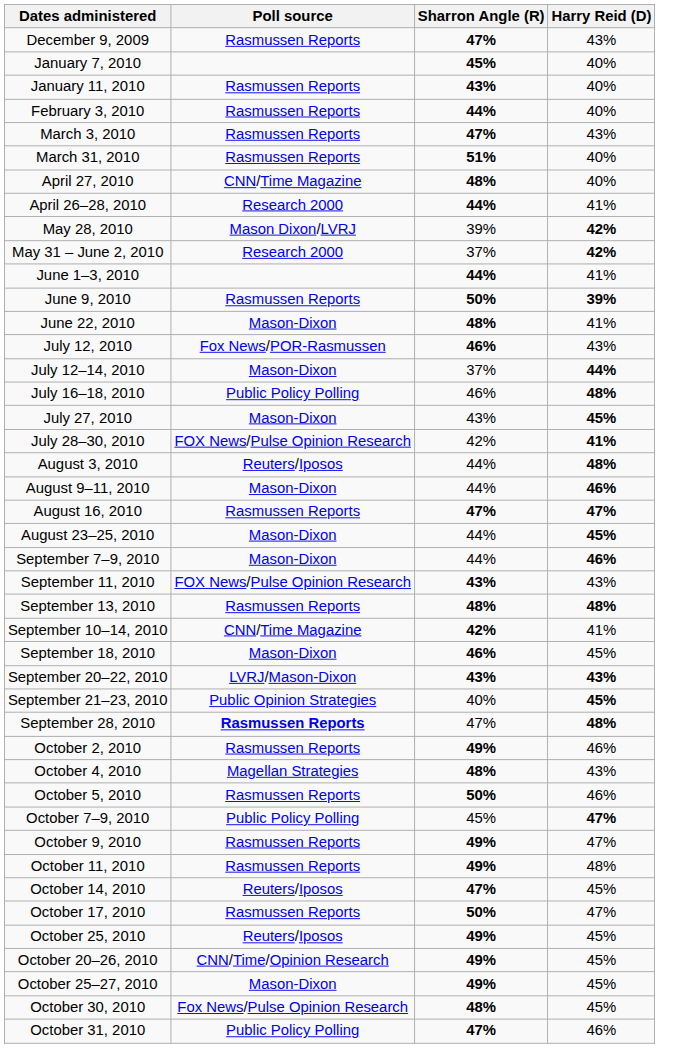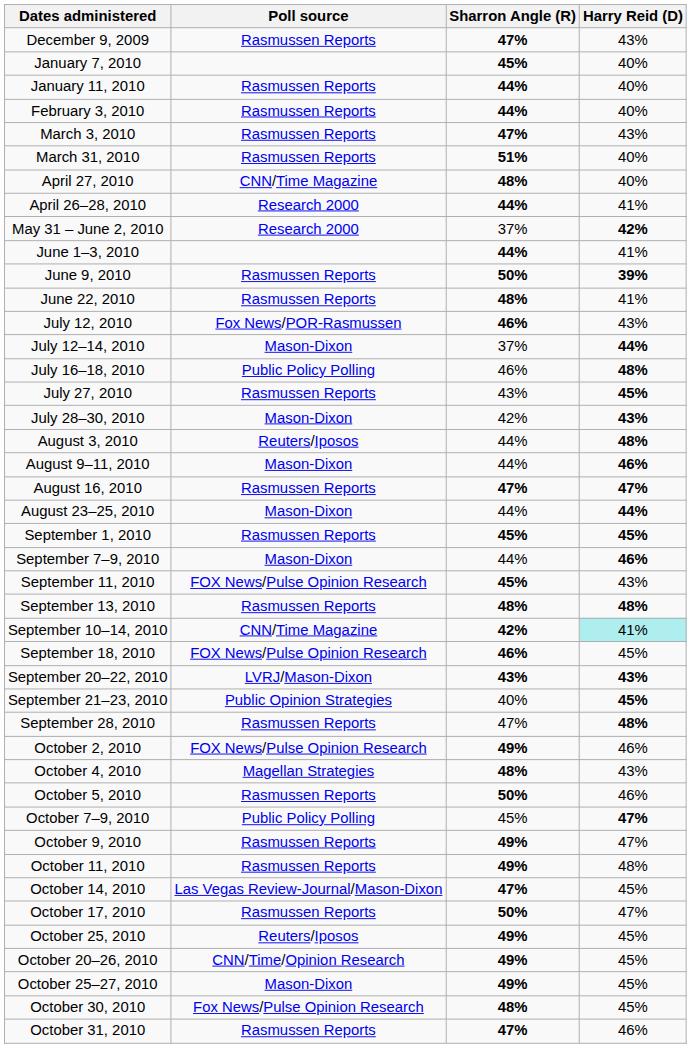(481, 87) 43% -> (513, 87) 44%
- row: (88, 228)
(293, 323) Mason-Dixon -> (308, 299) Rasmussen Reports
(293, 417) Mason-Dixon -> (308, 393) Rasmussen Reports
(293, 441) FOX News/Pulse Opinion Research -> (308, 417) Mason-Dixon
(601, 441) 41% -> (633, 417) 43%
(601, 535) 45% -> (633, 511) 44%
+ row: (88, 535)
(481, 582) 43% -> (513, 582) 45%
(601, 629) no background -> (633, 629) paleturquoise background
(293, 653) Mason-Dixon -> (308, 653) FOX News/Pulse Opinion Research
(293, 724) bold -> (308, 724) normal
(293, 747) Rasmussen Reports -> (308, 747) FOX News/Pulse Opinion Research
(293, 889) Reuters/Iposos -> (308, 889) Las Vegas Review-Journal/Mason-Dixon
(293, 1031) Public Policy Polling -> (308, 1031) Rasmussen Reports
